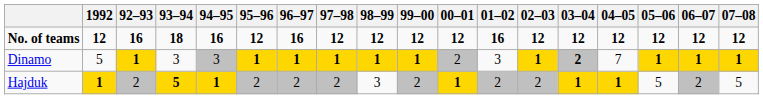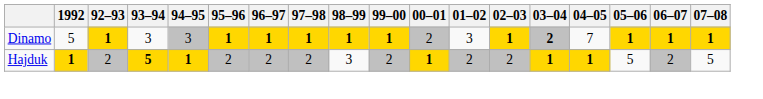- row: (44, 38)
